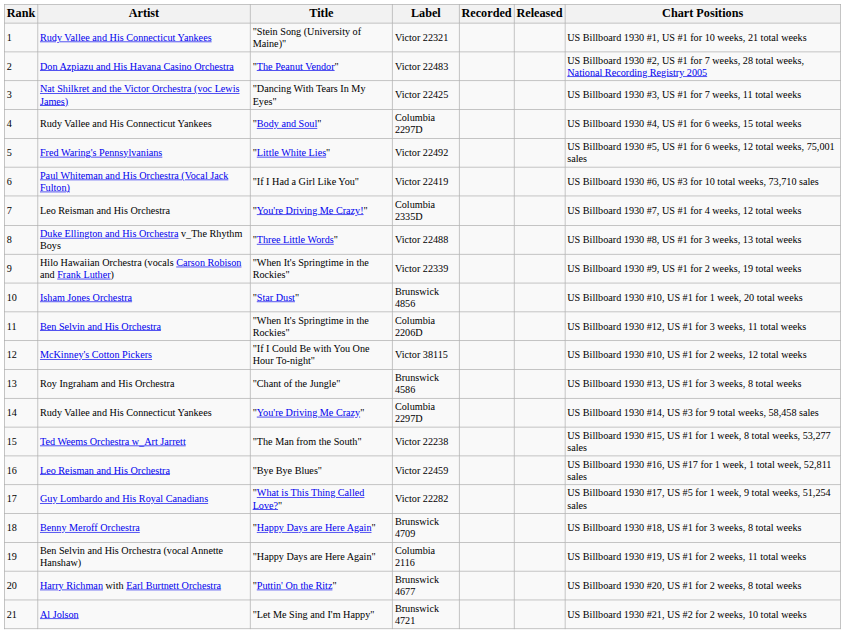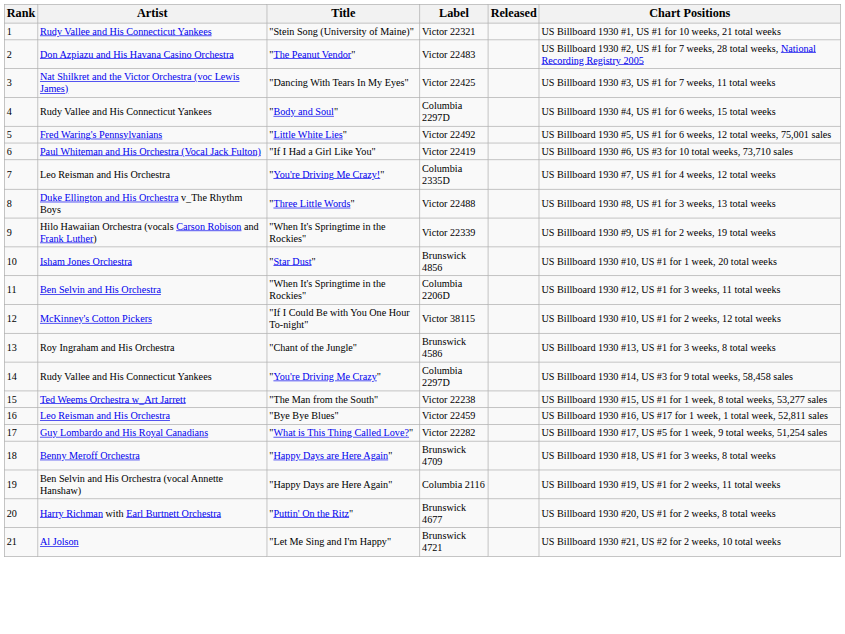- column: (487, 14)
